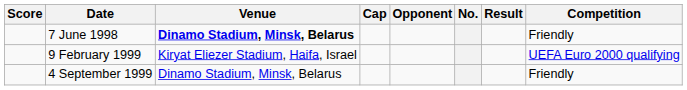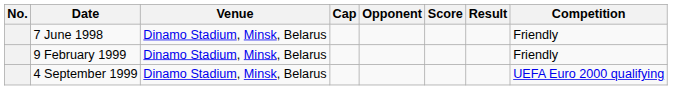columns swapped: (468, 14) <-> (25, 14)
(256, 34) bold -> (235, 34) normal
(258, 54) Kiryat Eliezer Stadium, Haifa, Israel -> (235, 54) Dinamo Stadium, Minsk, Belarus
(604, 54) UEFA Euro 2000 qualifying -> (536, 54) Friendly
(551, 74) Friendly -> (589, 74) UEFA Euro 2000 qualifying
